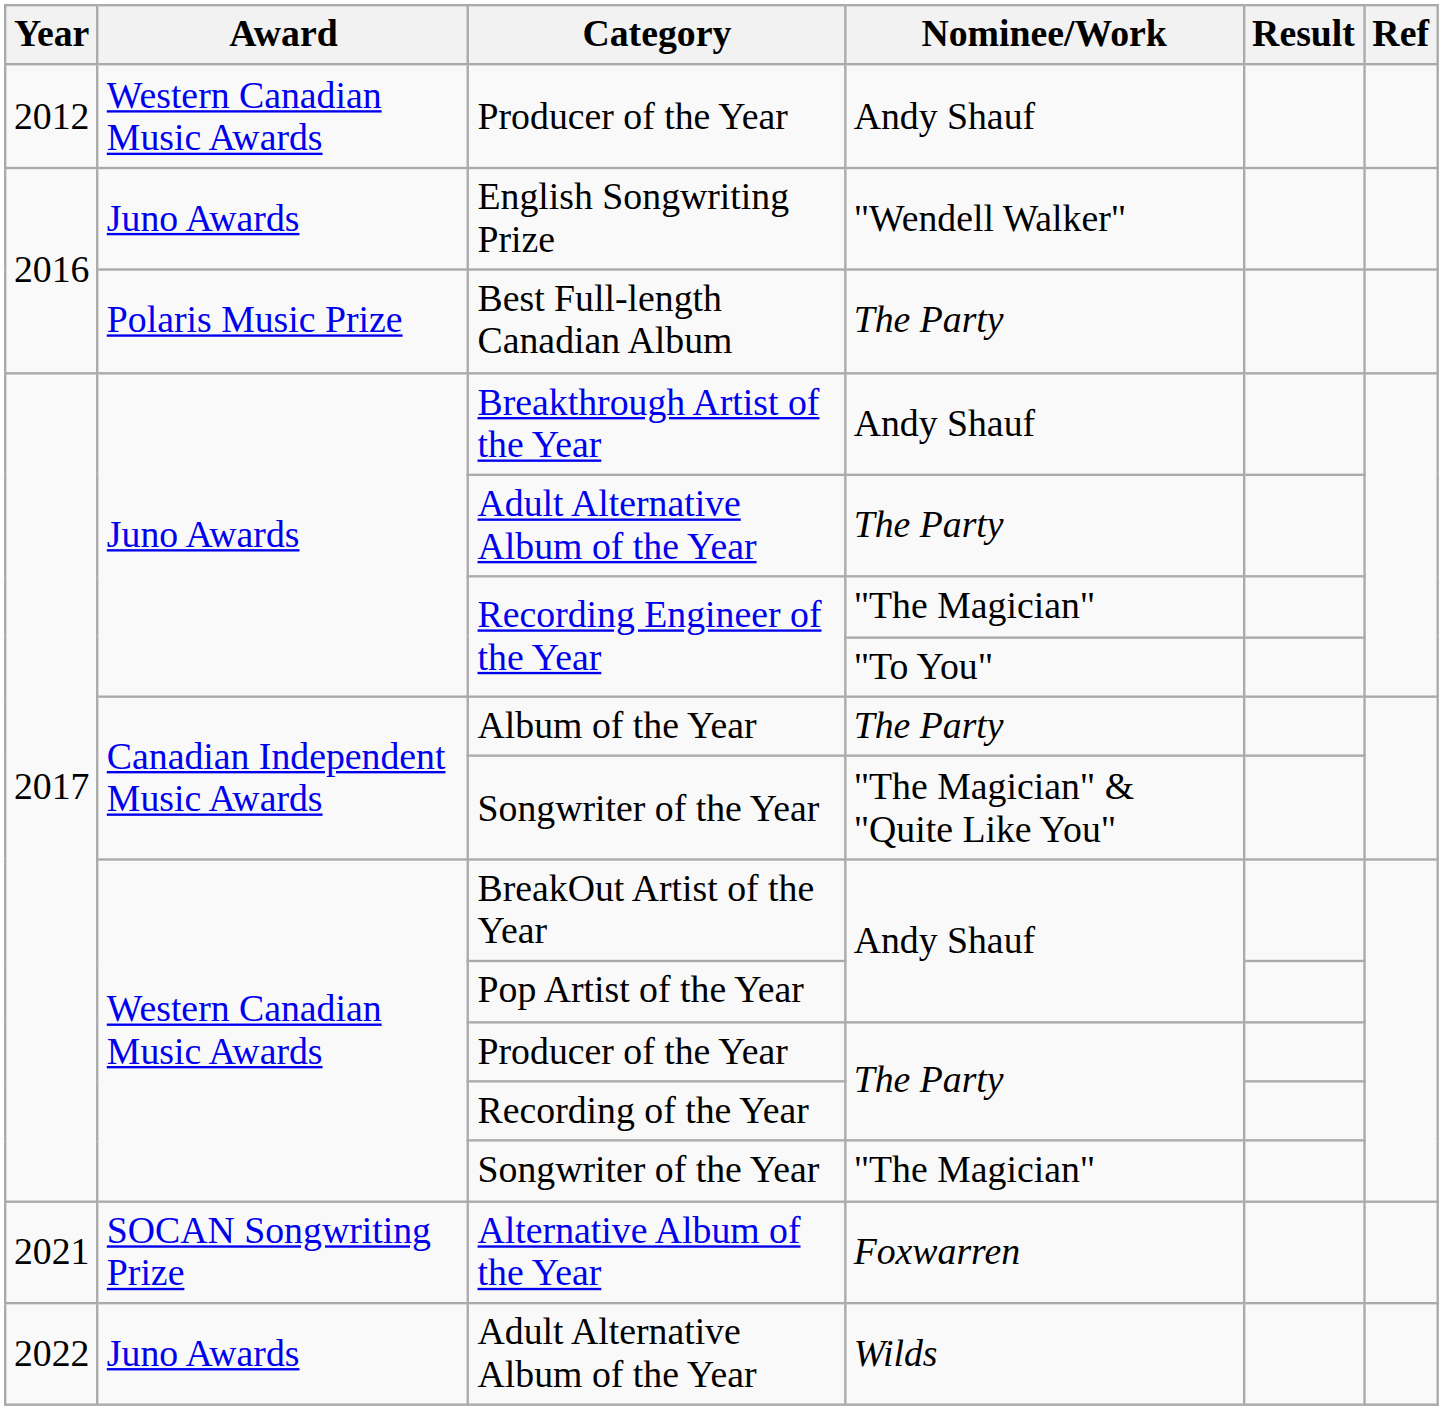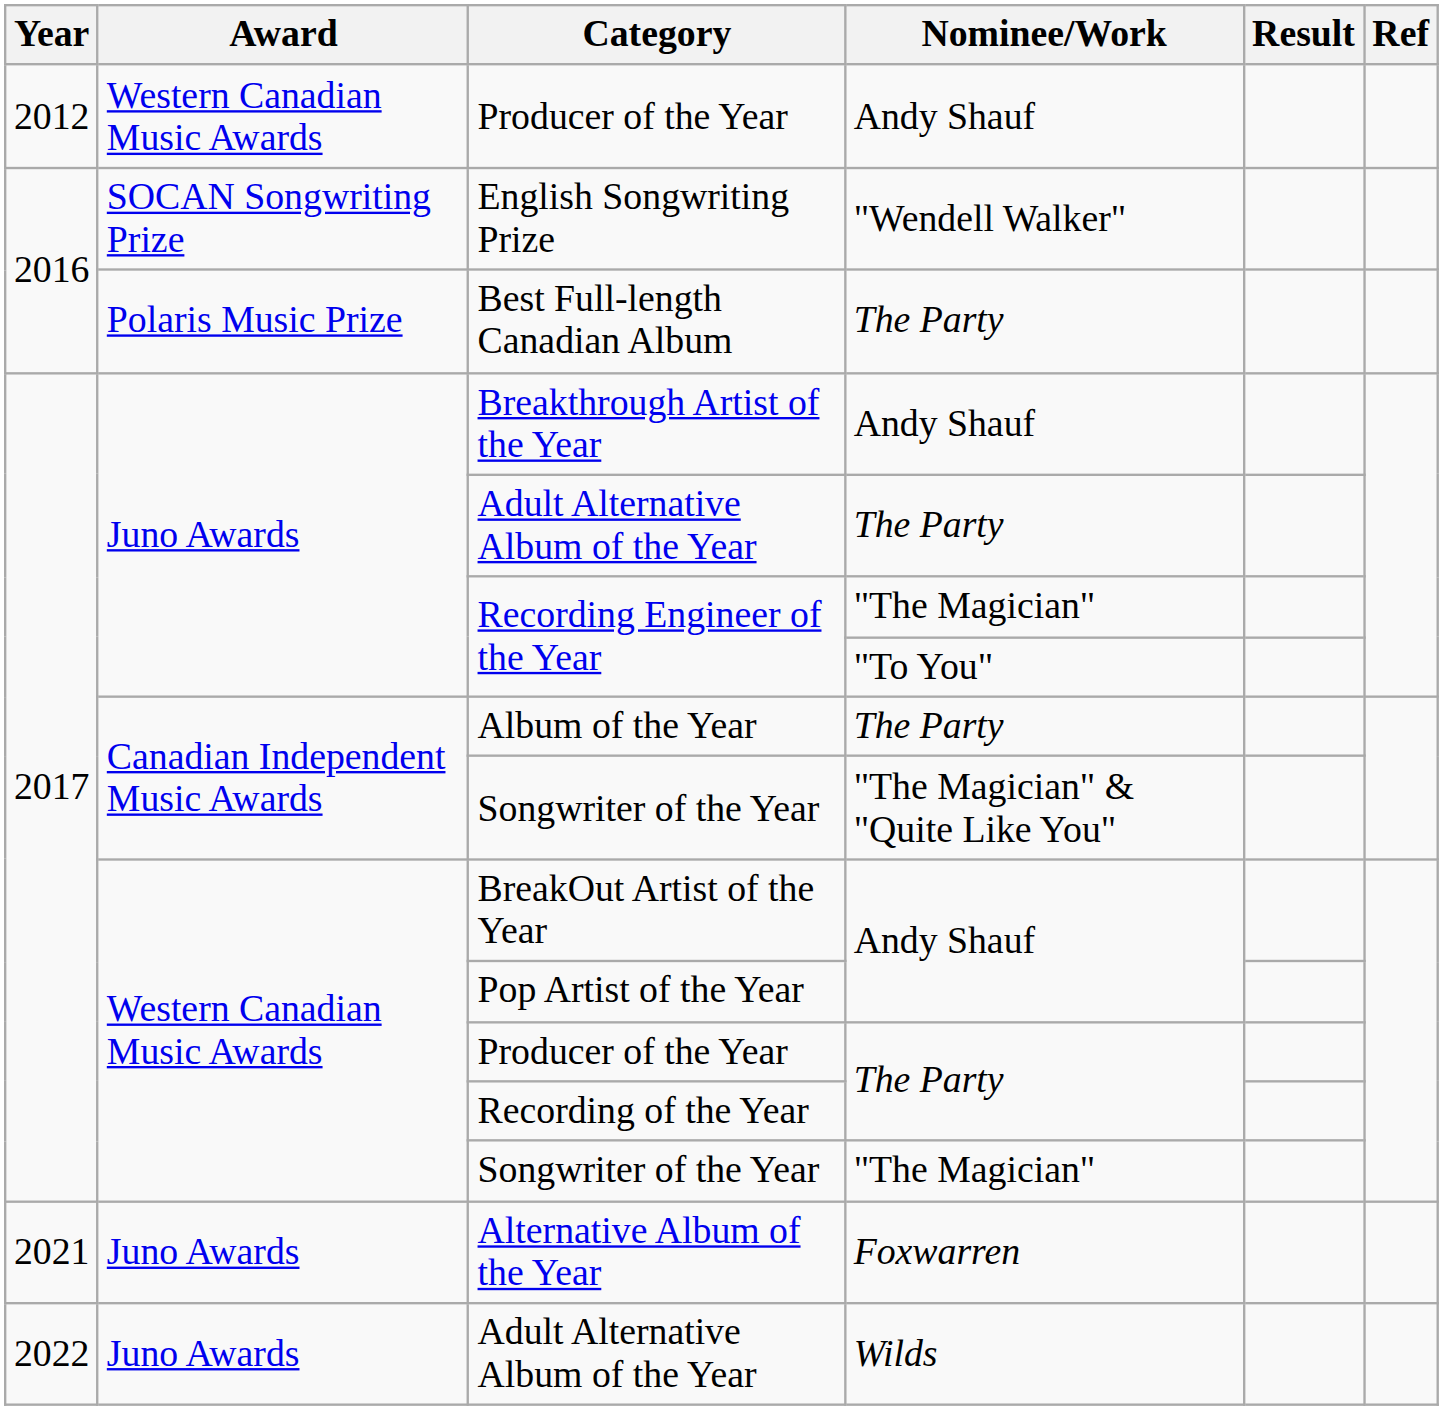(203, 217) Juno Awards -> (269, 217) SOCAN Songwriting Prize
(269, 1251) SOCAN Songwriting Prize -> (203, 1251) Juno Awards
